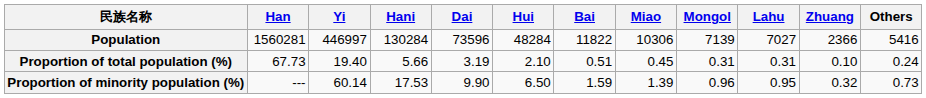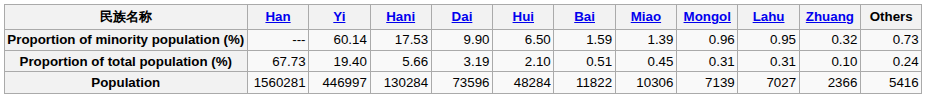rows swapped: (126, 40) <-> (126, 82)
